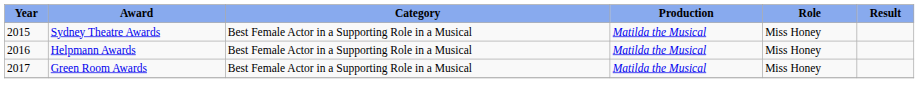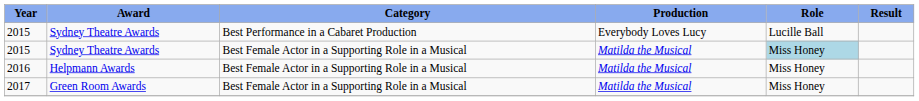+ row: (19, 31)
(793, 31) no background -> (797, 50) lightblue background
